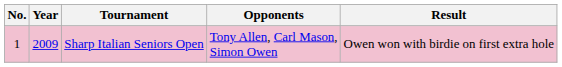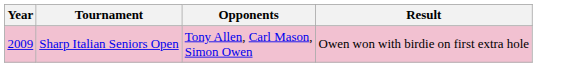- column: (17, 15)
